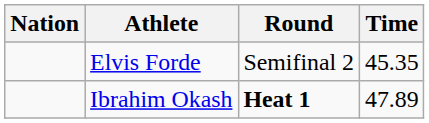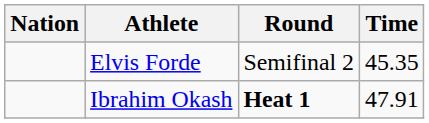(392, 99) 47.89 -> (392, 99) 47.91
